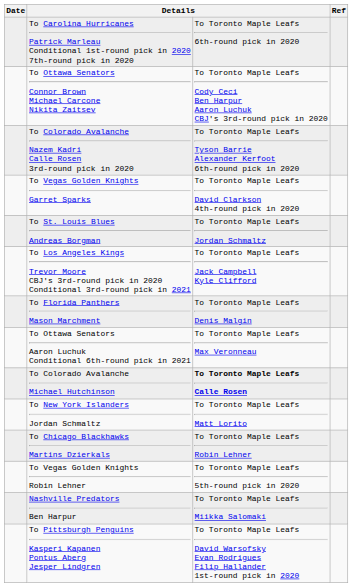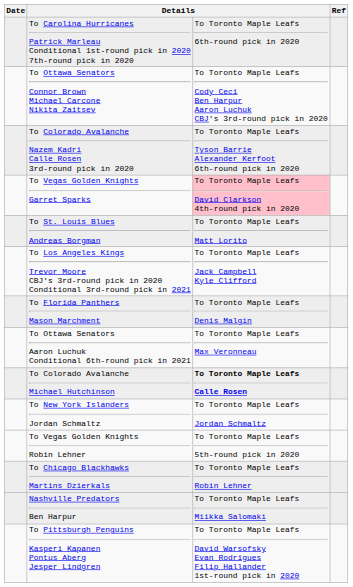(261, 195) no background -> (261, 195) pink background
(261, 231) To Toronto Maple Leafs Jordan Schmaltz -> (261, 231) To Toronto Maple Leafs Matt Lorito
(261, 415) To Toronto Maple Leafs Matt Lorito -> (261, 415) To Toronto Maple Leafs Jordan Schmaltz
rows swapped: (110, 446) <-> (110, 477)
